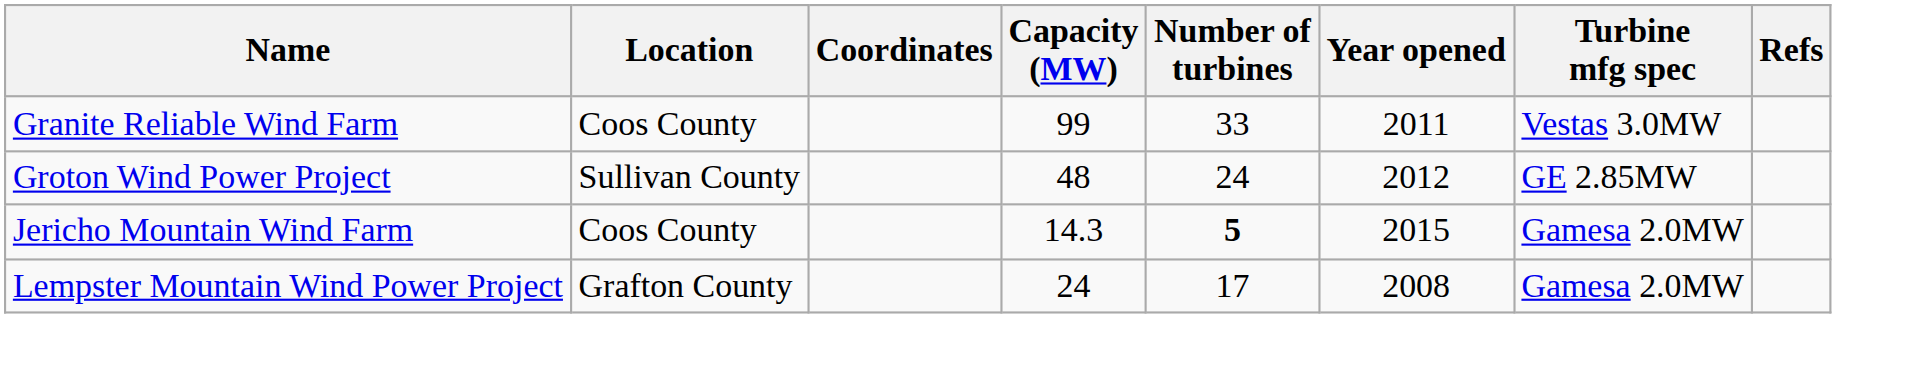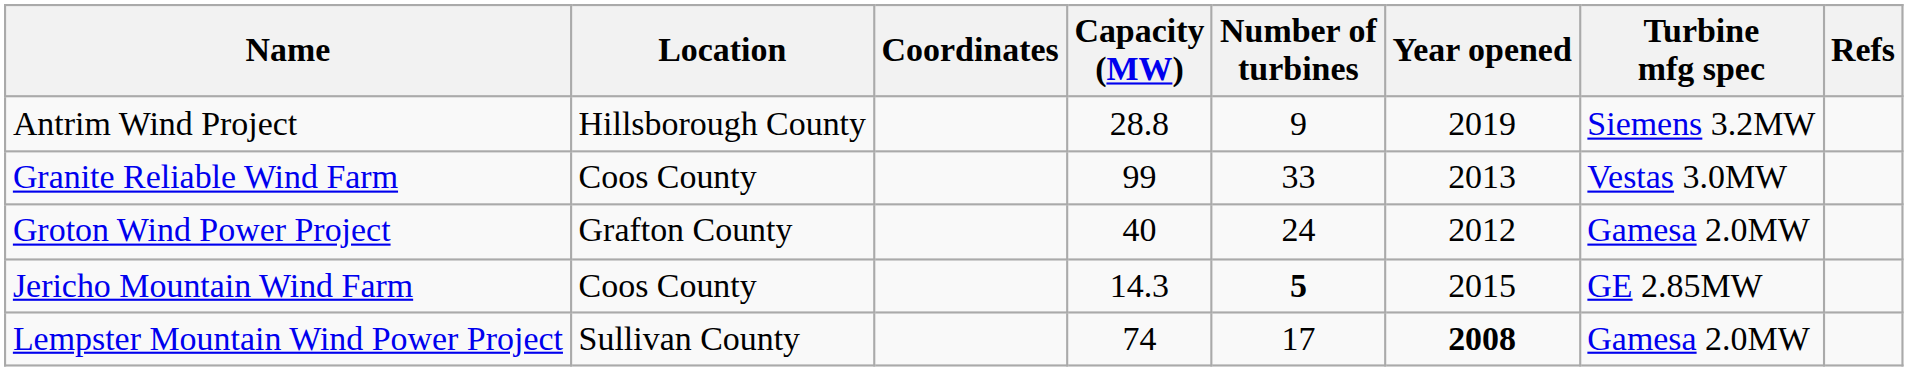+ row: (155, 123)
(1416, 123) 2011 -> (1482, 177) 2013
(689, 177) Sullivan County -> (686, 230) Grafton County
(1073, 177) 48 -> (1139, 230) 40
(1609, 177) GE 2.85MW -> (1699, 230) Gamesa 2.0MW
(1633, 230) Gamesa 2.0MW -> (1675, 284) GE 2.85MW
(686, 284) Grafton County -> (689, 338) Sullivan County
(1073, 284) 24 -> (1139, 338) 74
(1416, 284) normal -> (1482, 338) bold
